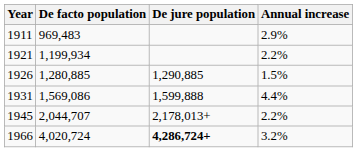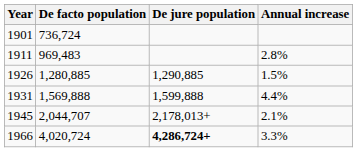+ row: (20, 34)
(274, 34) 2.9% -> (274, 55) 2.8%
- row: (20, 55)
(64, 95) 1,569,086 -> (64, 95) 1,569,888
(274, 116) 2.2% -> (274, 116) 2.1%
(274, 136) 3.2% -> (274, 136) 3.3%
